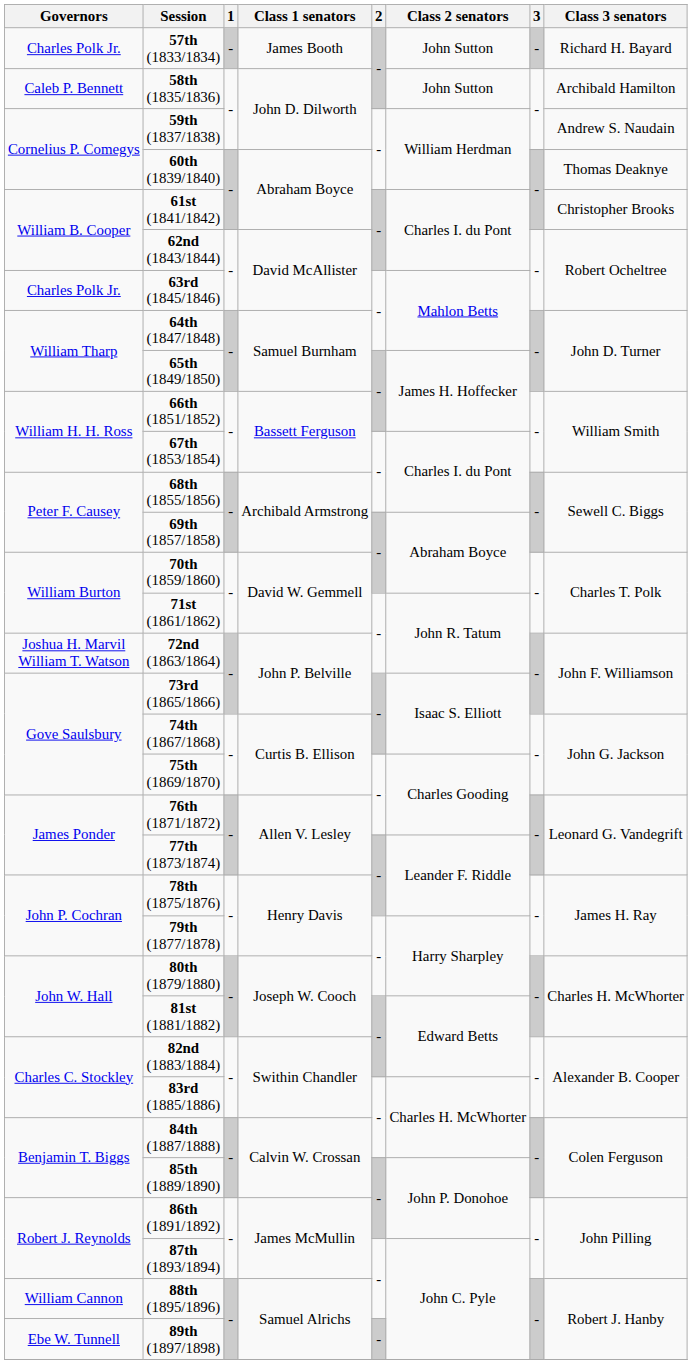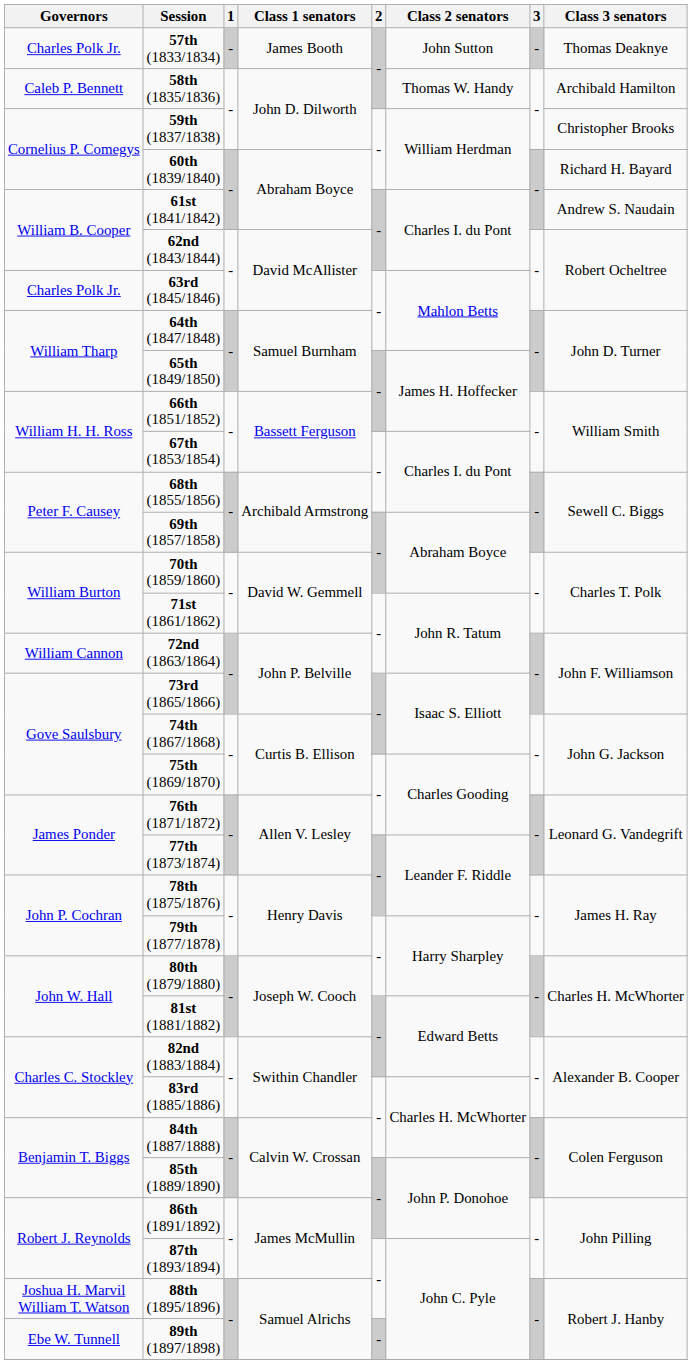(616, 48) Richard H. Bayard -> (616, 48) Thomas Deaknye
(458, 88) John Sutton -> (458, 88) Thomas W. Handy
(616, 128) Andrew S. Naudain -> (616, 128) Christopher Brooks
(616, 169) Thomas Deaknye -> (616, 169) Richard H. Bayard
(616, 209) Christopher Brooks -> (616, 209) Andrew S. Naudain
(74, 653) Joshua H. Marvil William T. Watson -> (74, 653) William Cannon
(74, 1298) William Cannon -> (74, 1298) Joshua H. Marvil William T. Watson
